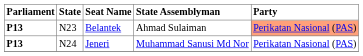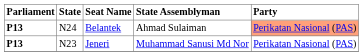(68, 28) N23 -> (68, 28) N24
(68, 43) N24 -> (68, 43) N23
